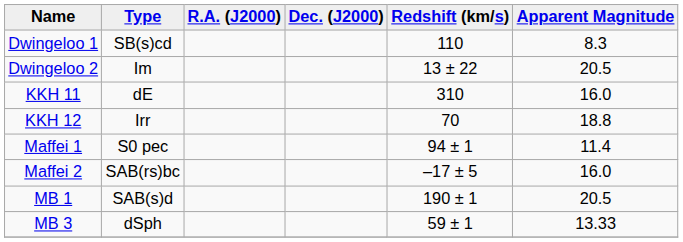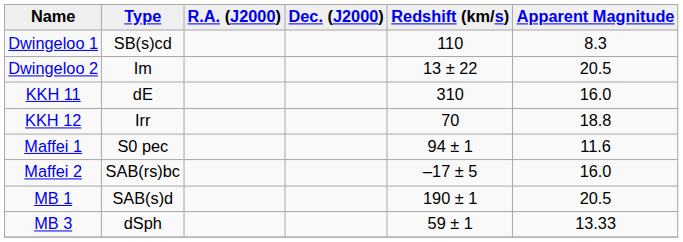(596, 146) 11.4 -> (596, 146) 11.6
